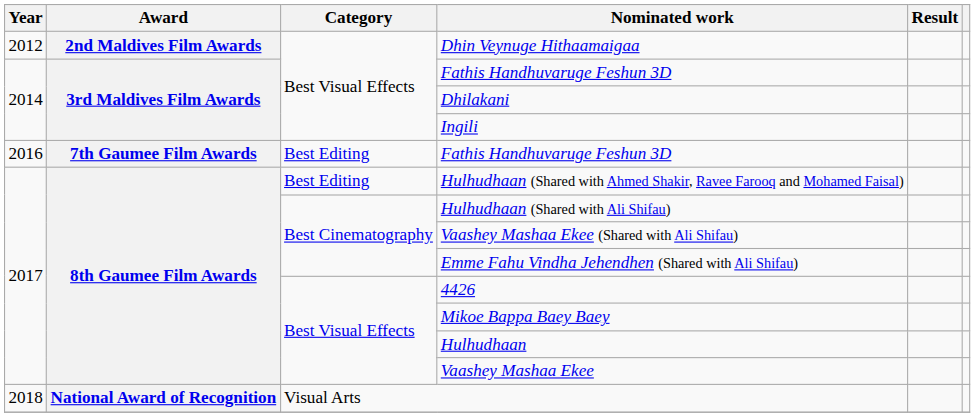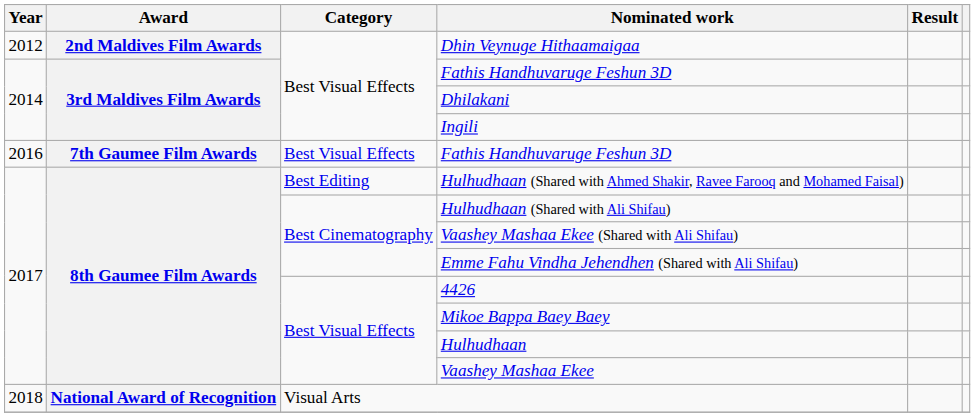(327, 153) Best Editing -> (349, 153) Best Visual Effects
